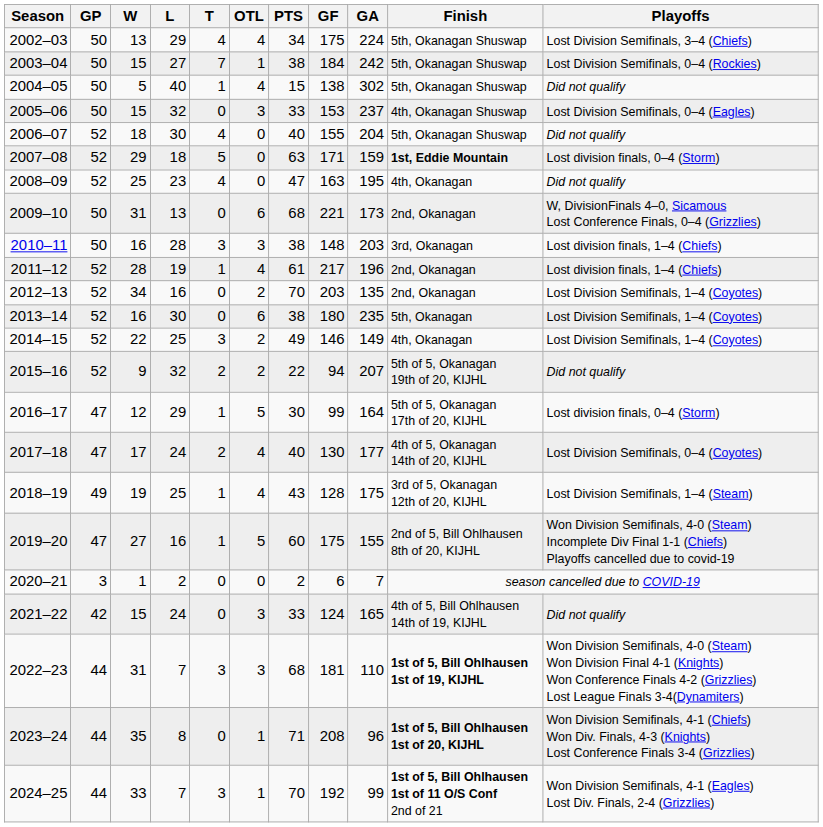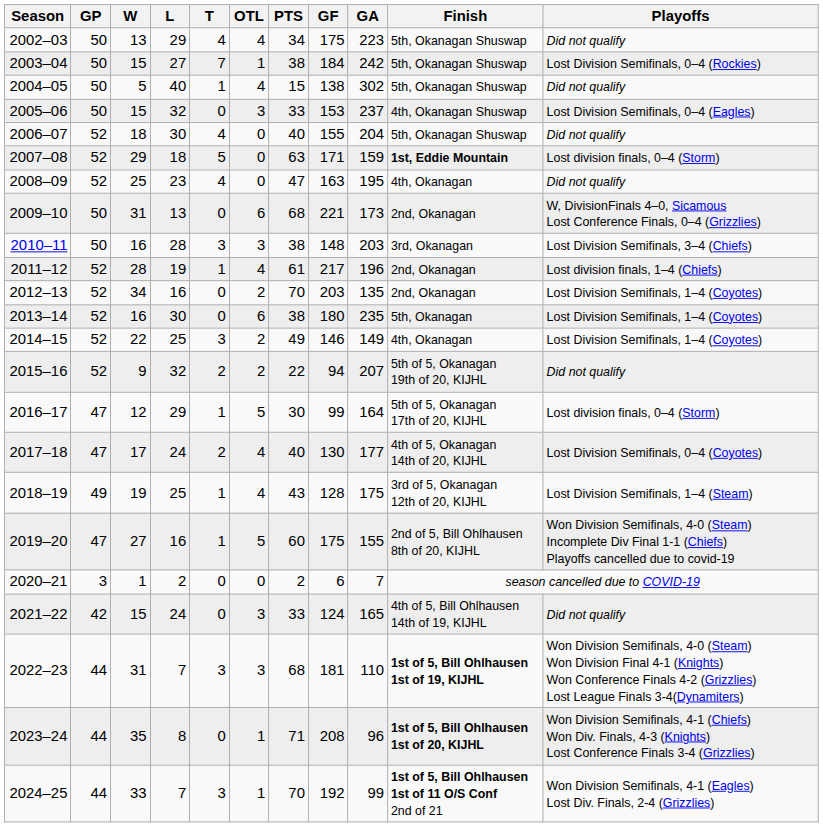(372, 39) 224 -> (372, 39) 223
(649, 40) Lost Division Semifinals, 3–4 (Chiefs) -> (586, 40) Did not qualify
(634, 246) Lost division finals, 1–4 (Chiefs) -> (649, 246) Lost Division Semifinals, 3–4 (Chiefs)
